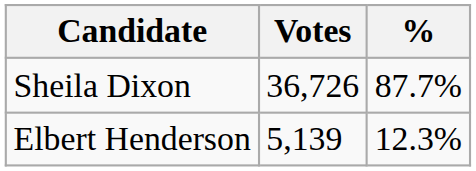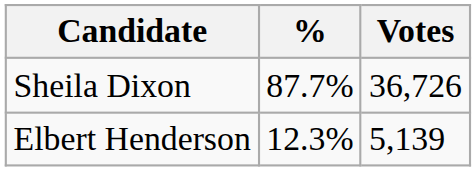columns swapped: (313, 31) <-> (418, 31)
